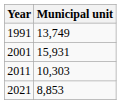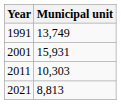(50, 90) 8,853 -> (50, 90) 8,813
